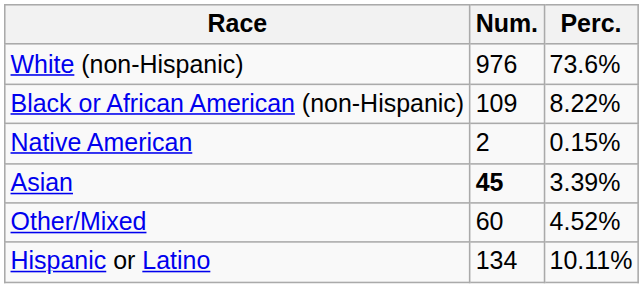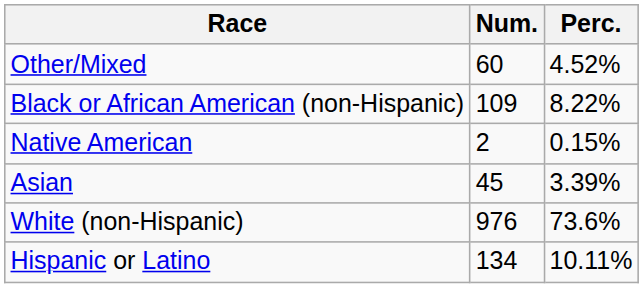rows swapped: (127, 63) <-> (79, 222)
(490, 182) bold -> (490, 182) normal
